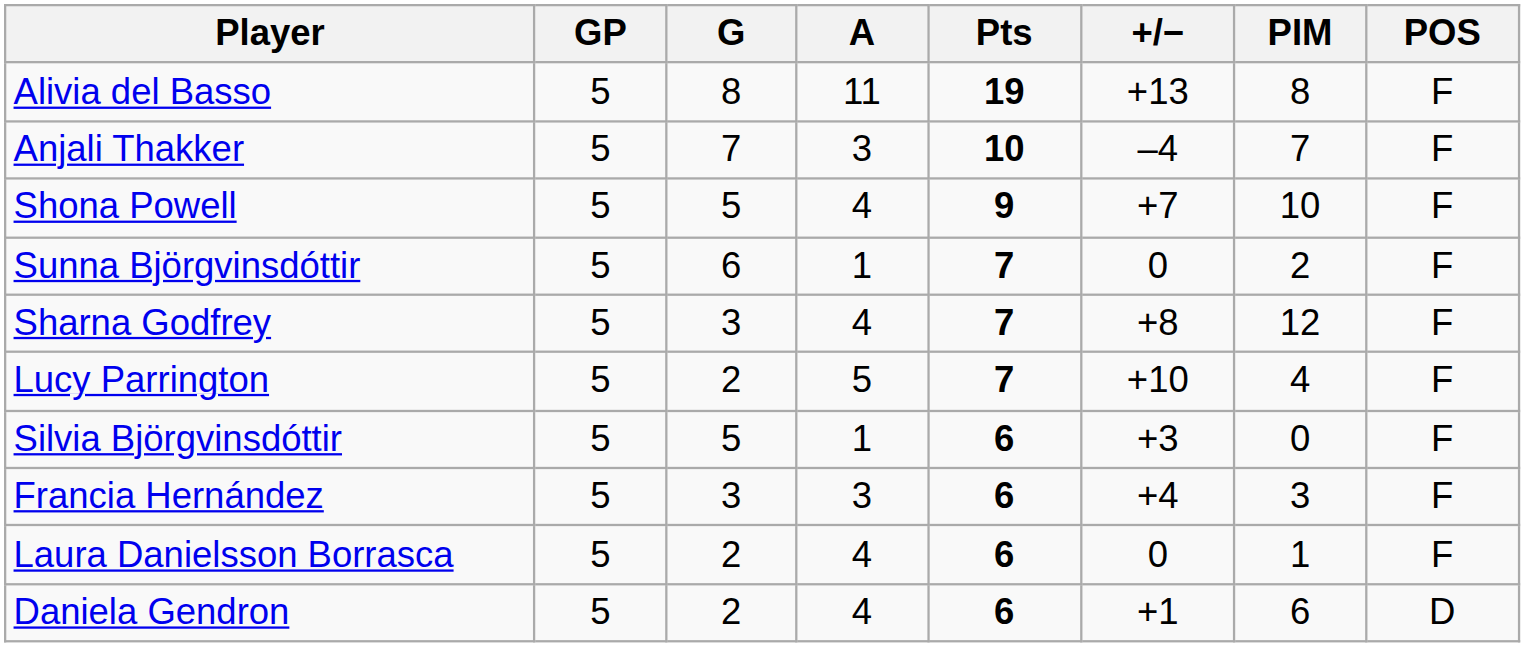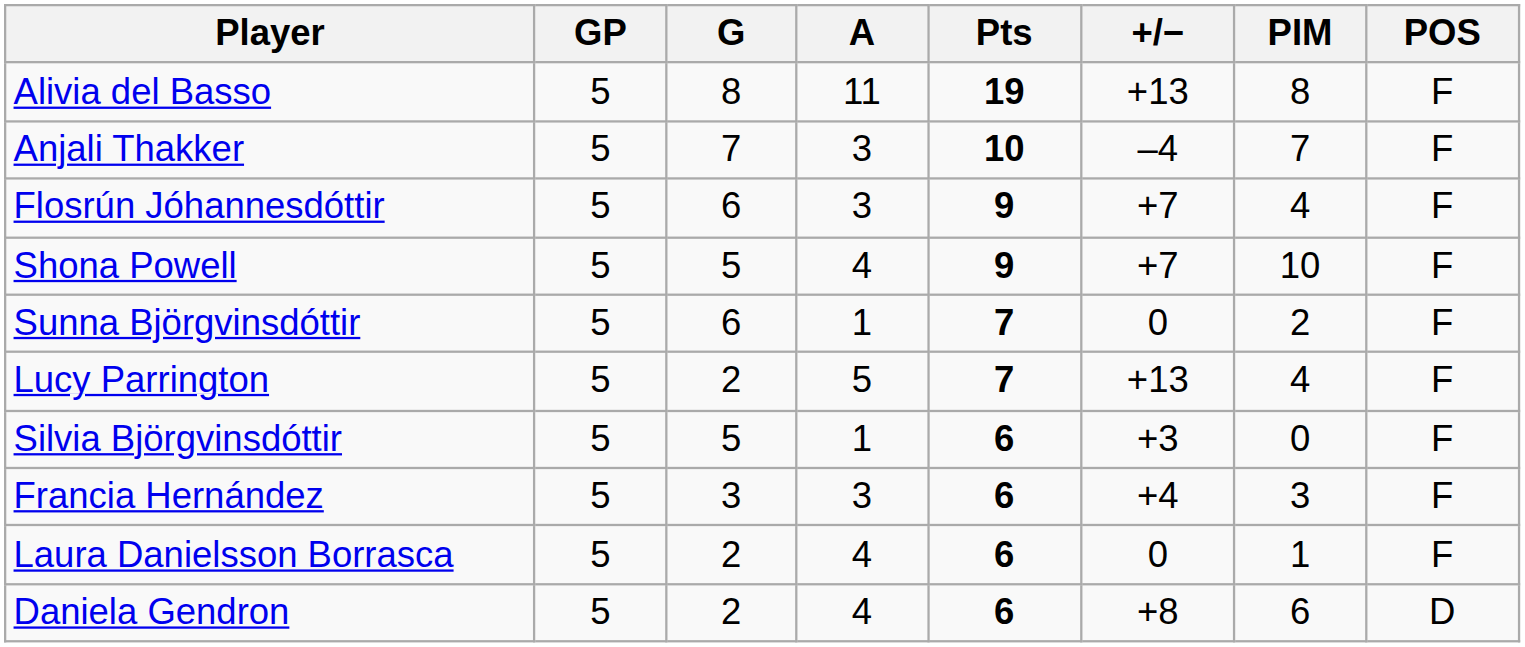+ row: (199, 206)
- row: (142, 322)
(1158, 380) +10 -> (1158, 380) +13
(1158, 611) +1 -> (1158, 611) +8
